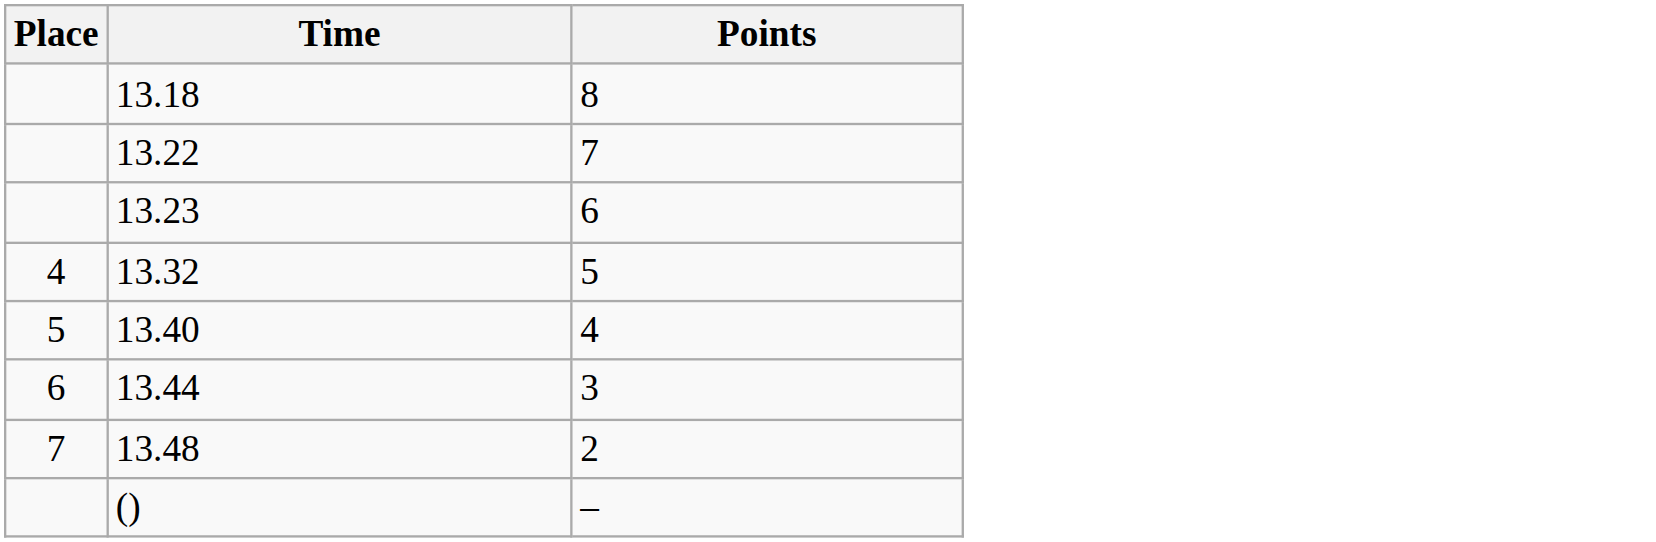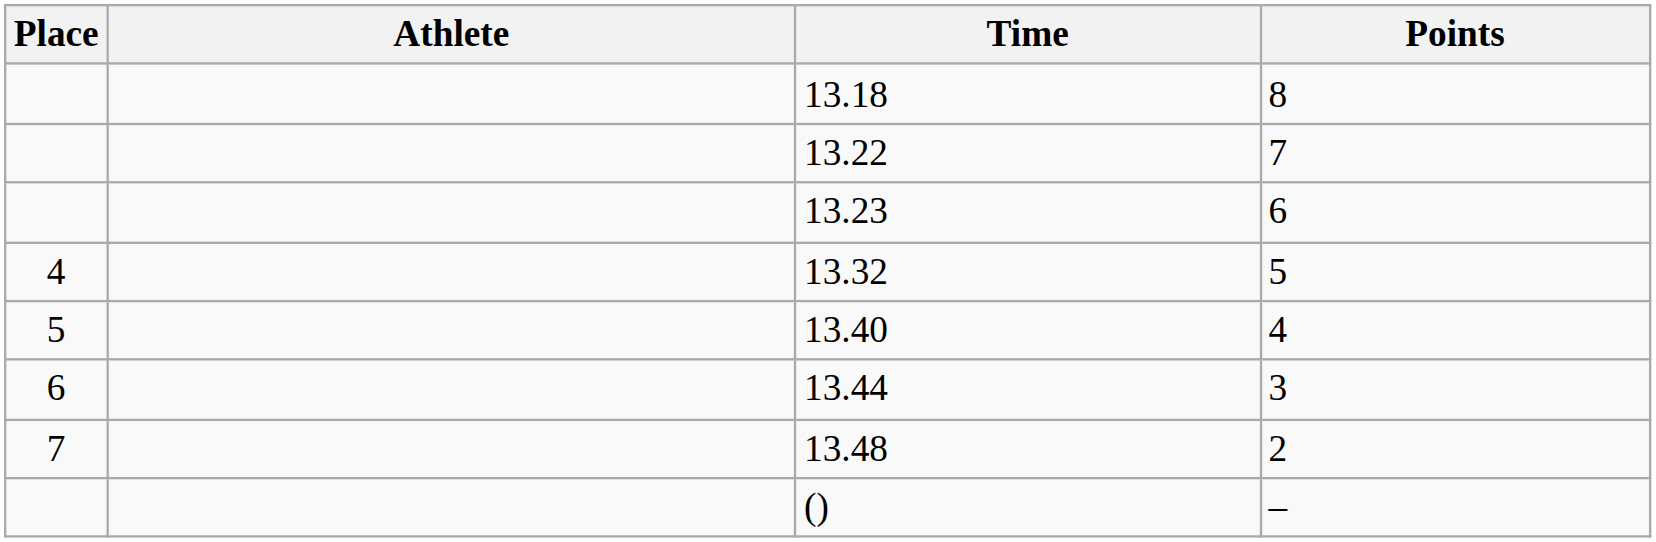+ column: (451, 34)
